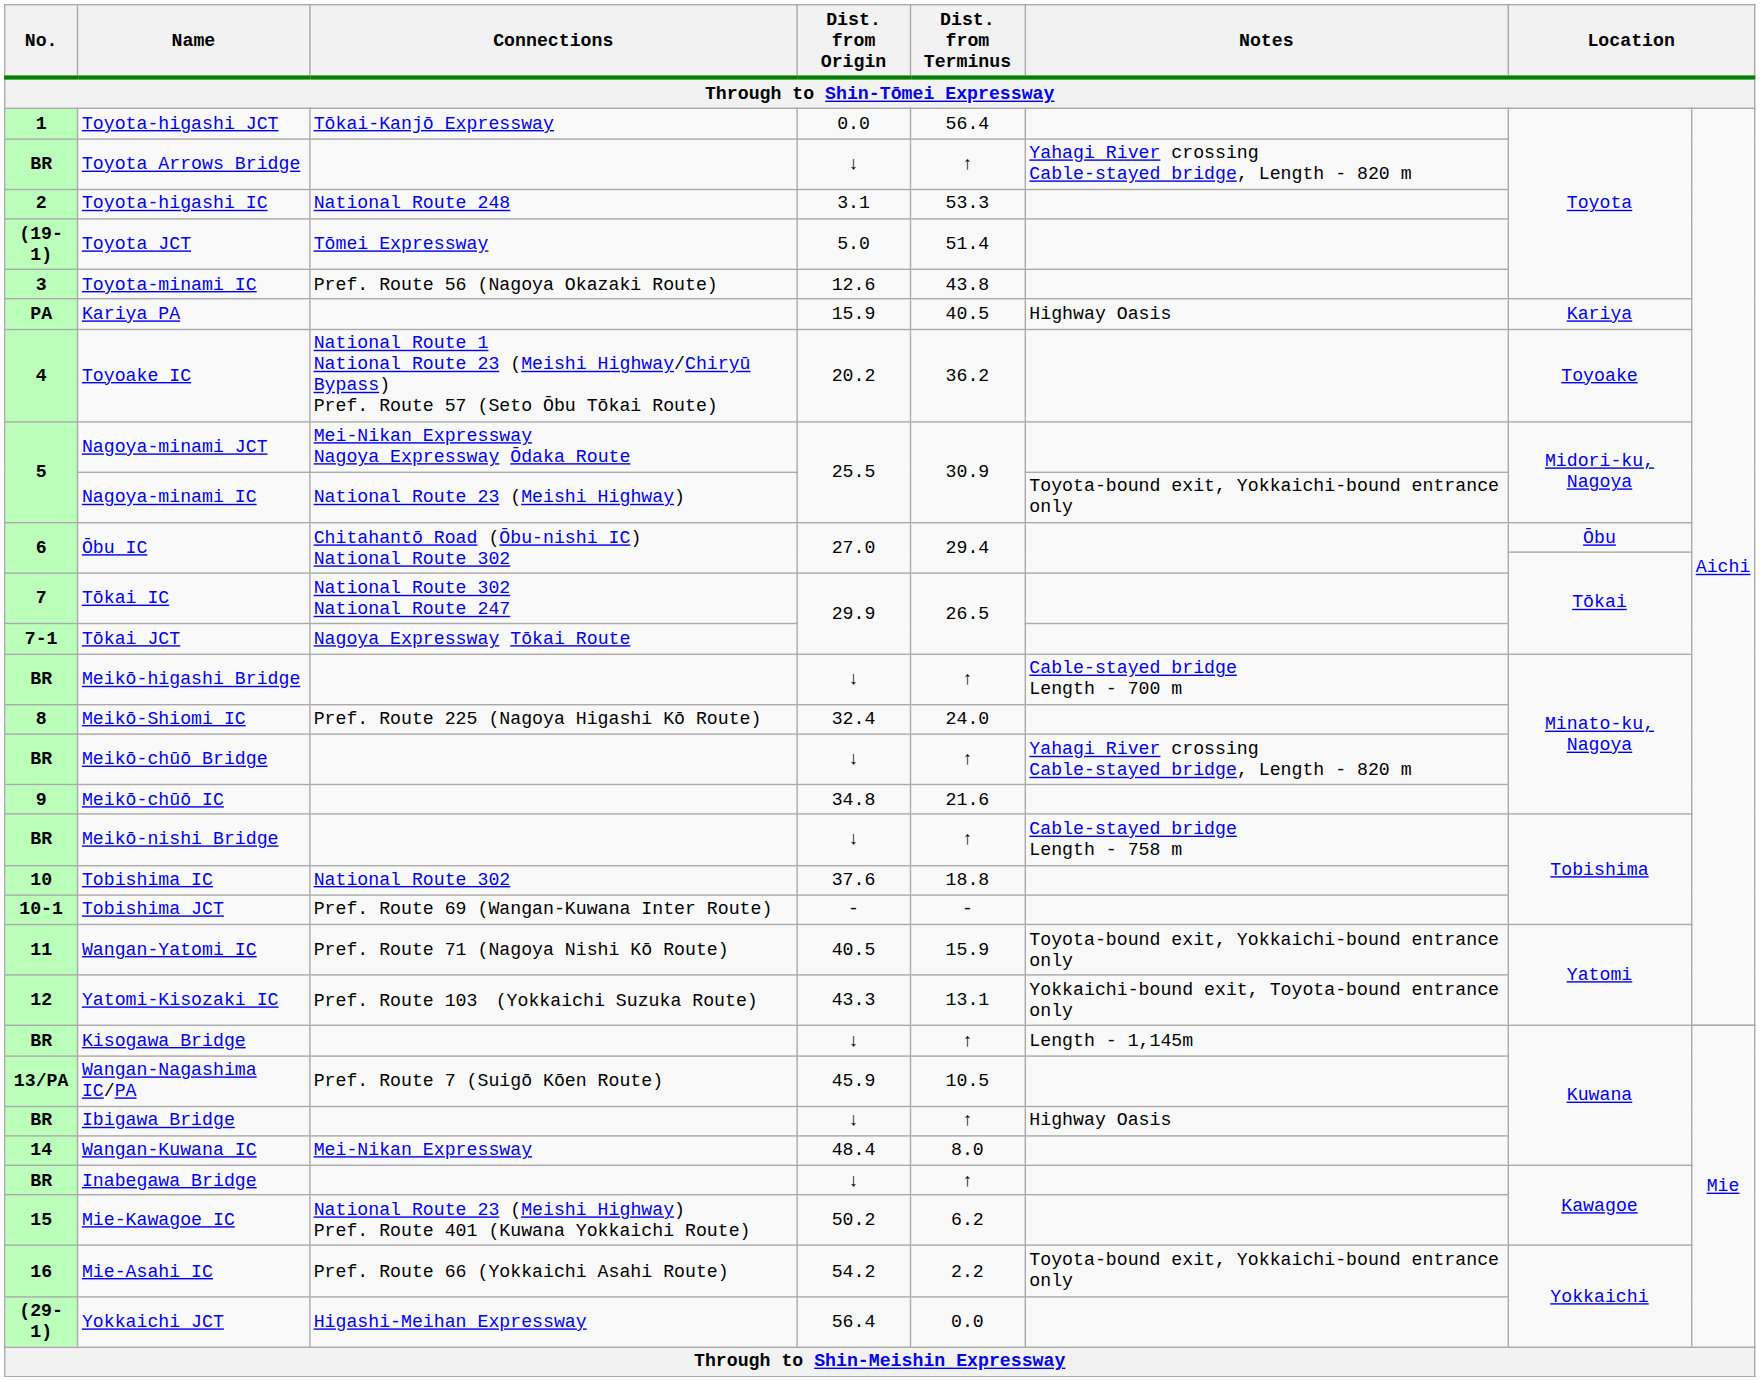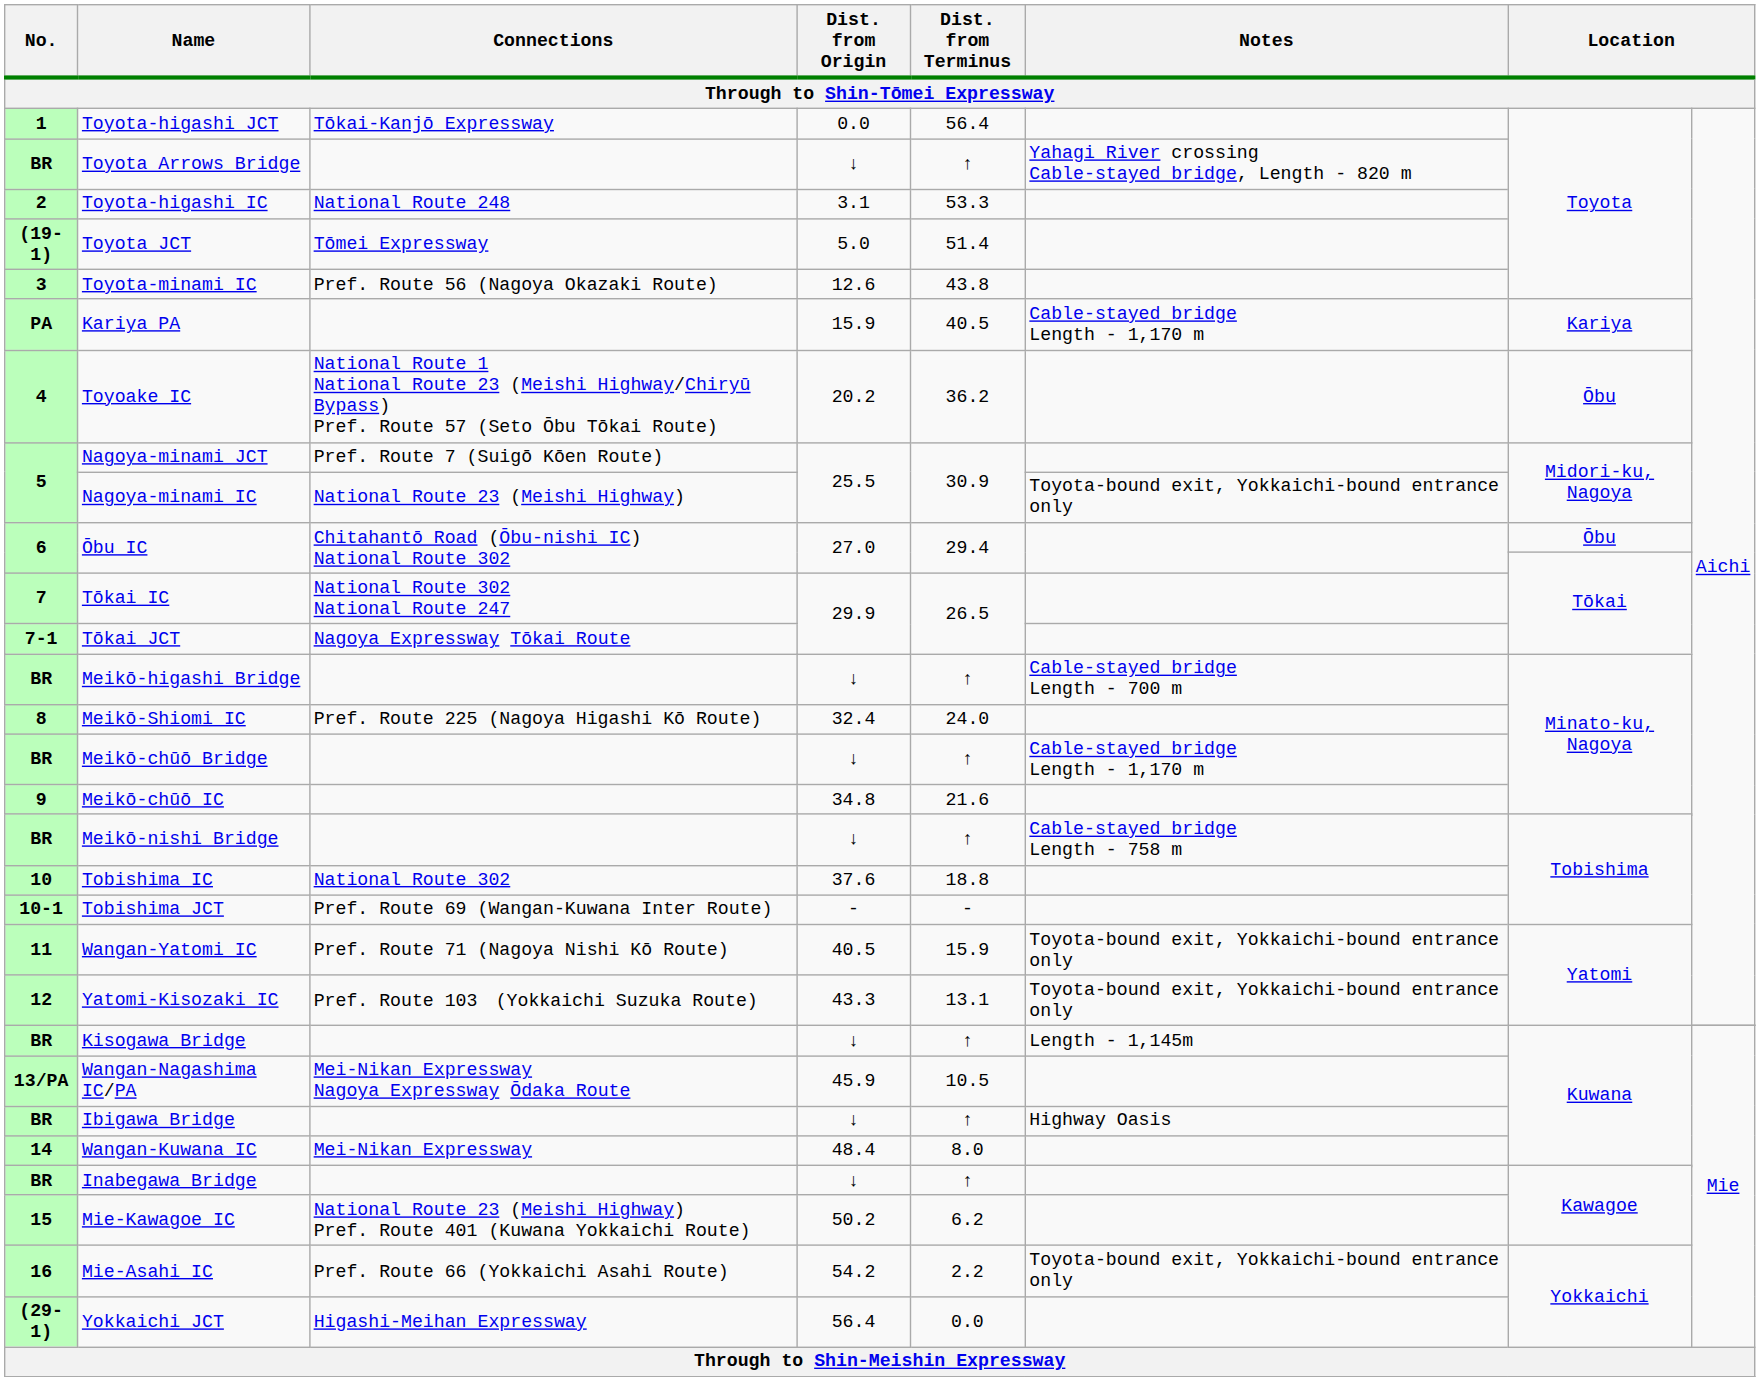(1100, 314) Highway Oasis -> (1133, 324) Cable-stayed bridge Length - 1,170 m
(1600, 375) Toyoake -> (1599, 396) Ōbu
(472, 447) Mei-Nikan Expressway Nagoya Expressway Ōdaka Route -> (488, 457) Pref. Route 7 (Suigō Kōen Route)
(1220, 759) Yahagi River crossing Cable-stayed bridge, Length - 820 m -> (1133, 759) Cable-stayed bridge Length - 1,170 m
(1264, 1000) Yokkaichi-bound exit, Toyota-bound entrance only -> (1264, 1000) Toyota-bound exit, Yokkaichi-bound entrance only
(488, 1081) Pref. Route 7 (Suigō Kōen Route) -> (472, 1081) Mei-Nikan Expressway Nagoya Expressway Ōdaka Route
